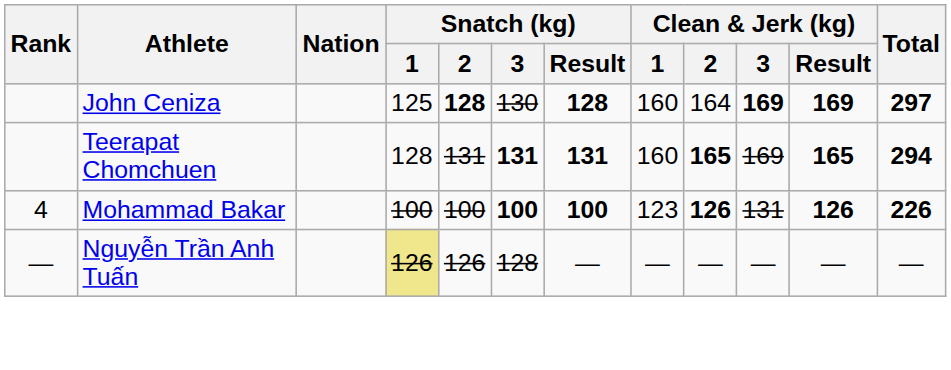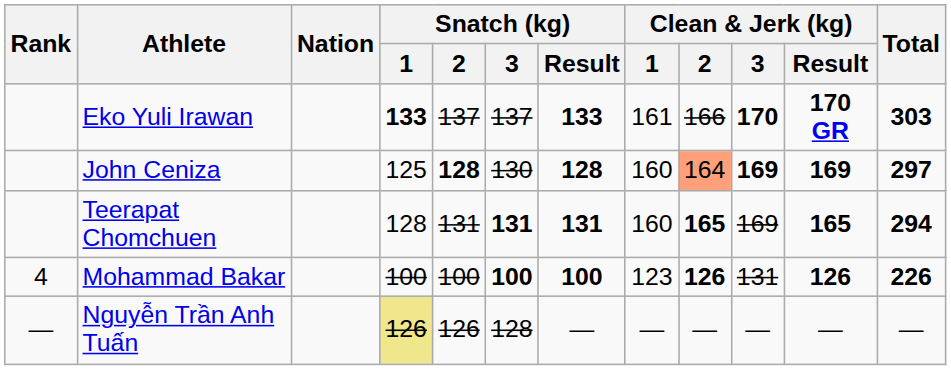+ row: (168, 116)
(710, 102) no background -> (705, 170) lightsalmon background
